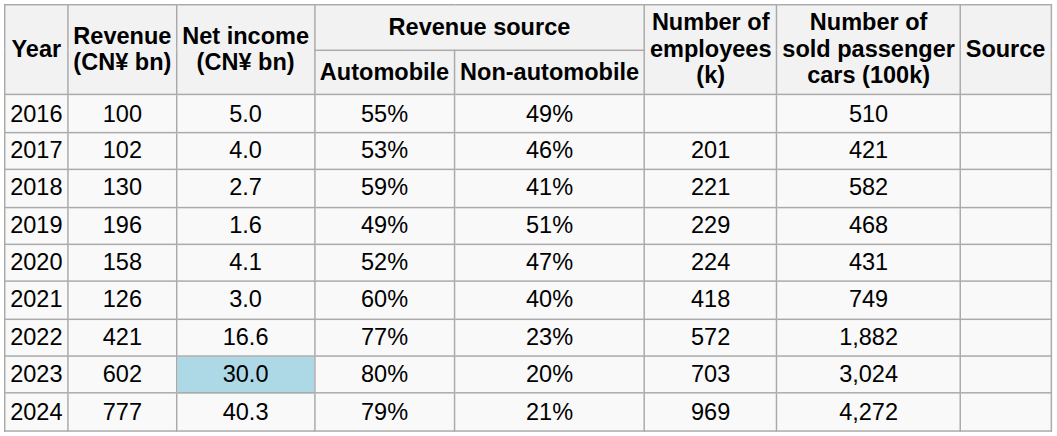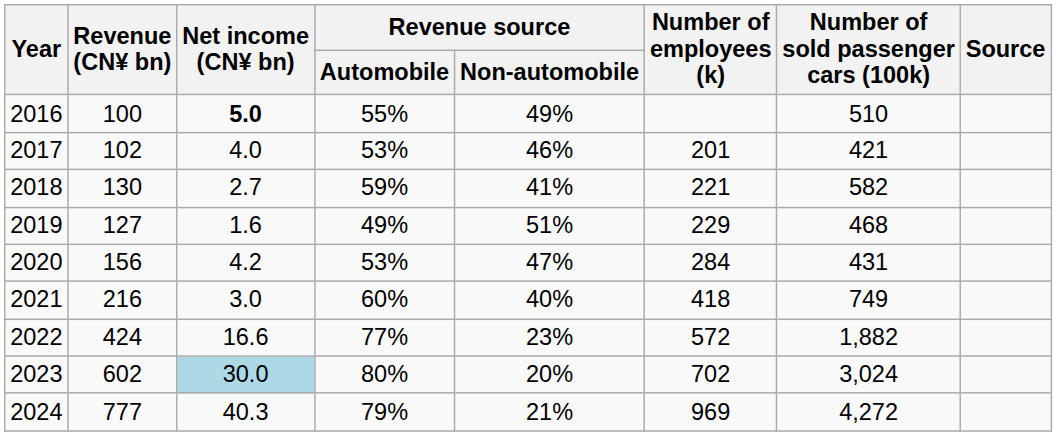(246, 113) normal -> (246, 113) bold
(122, 225) 196 -> (122, 225) 127
(122, 262) 158 -> (122, 262) 156
(246, 262) 4.1 -> (246, 262) 4.2
(385, 262) 52% -> (385, 262) 53%
(711, 262) 224 -> (711, 262) 284
(122, 299) 126 -> (122, 299) 216
(122, 337) 421 -> (122, 337) 424
(711, 374) 703 -> (711, 374) 702
